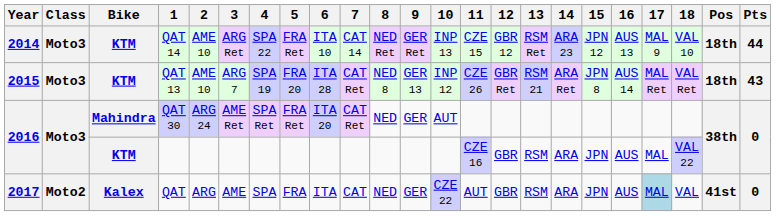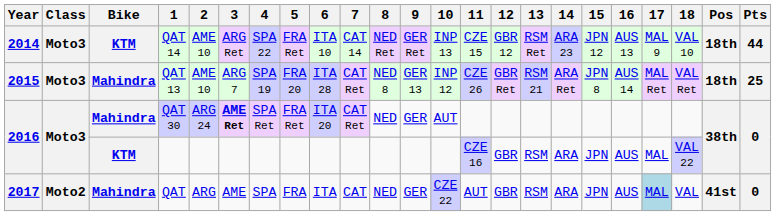(124, 81) KTM -> (124, 81) Mahindra
(755, 81) 43 -> (755, 81) 25
(234, 118) normal -> (234, 118) bold
(124, 192) Kalex -> (124, 192) Mahindra
